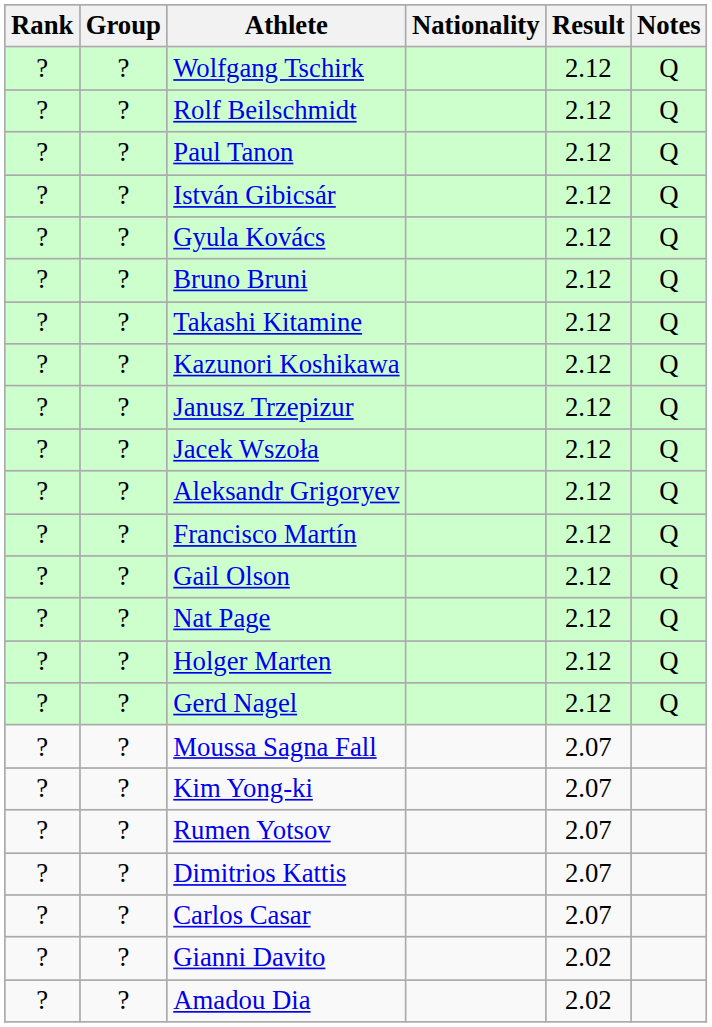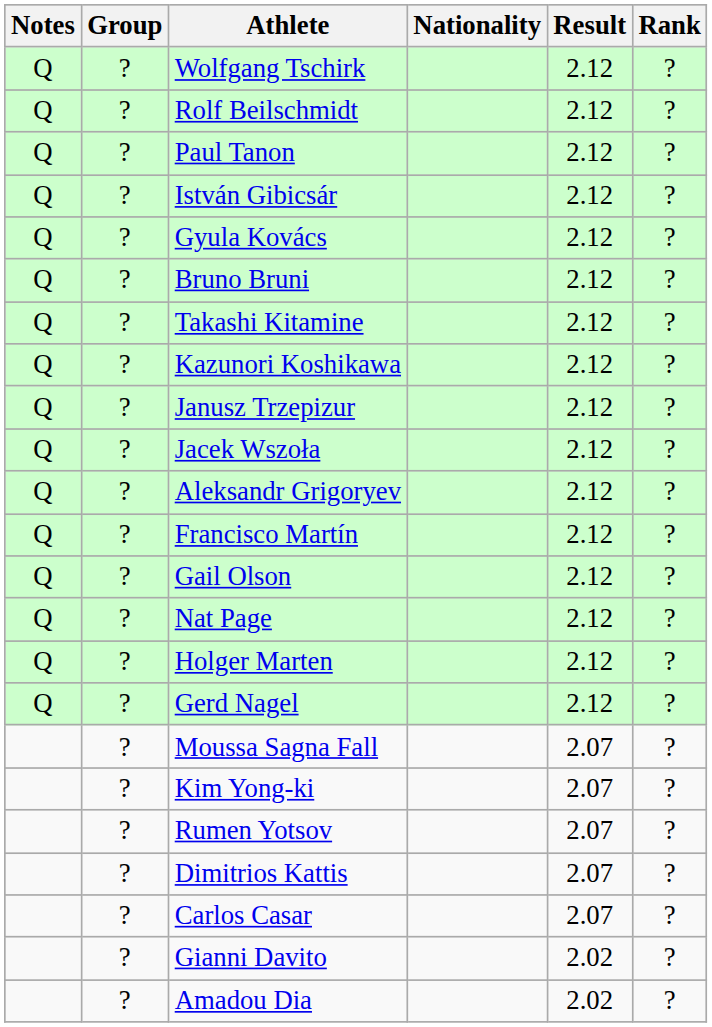columns swapped: (42, 25) <-> (669, 25)
